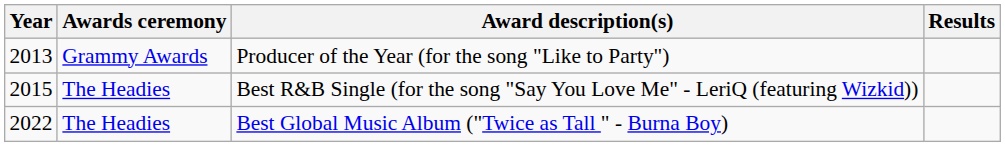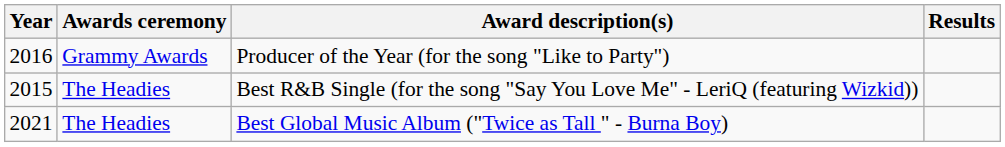(31, 55) 2013 -> (31, 55) 2016
(31, 123) 2022 -> (31, 123) 2021
